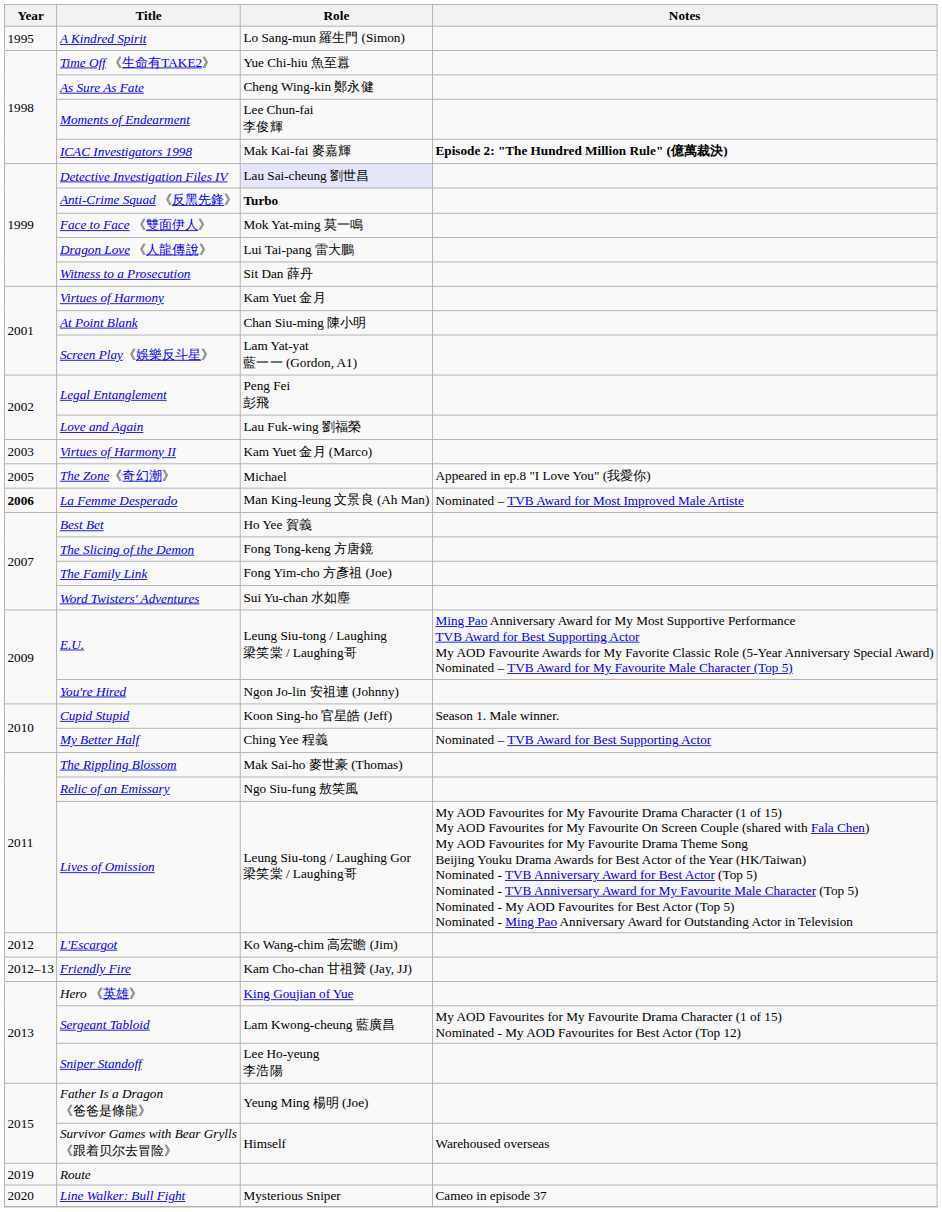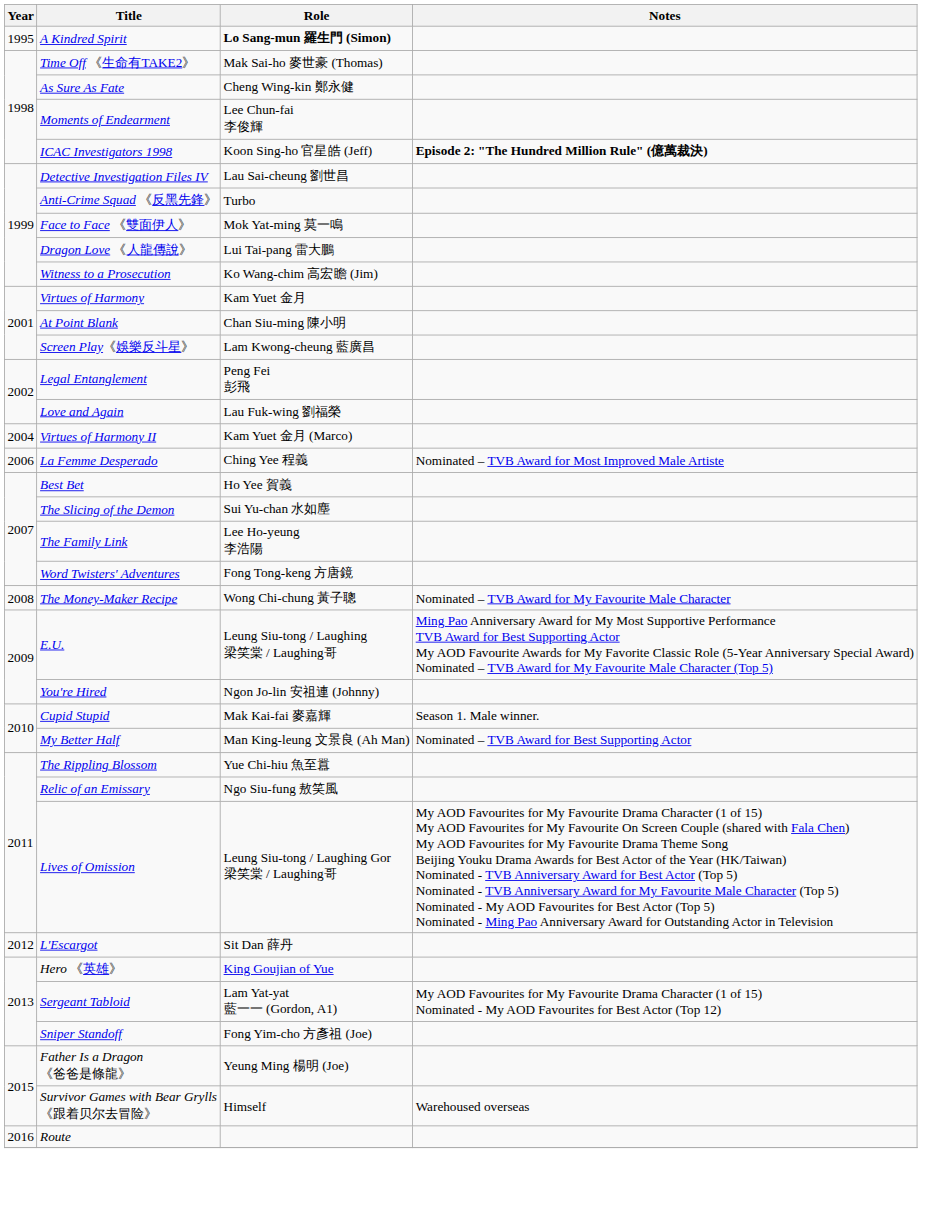(324, 38) normal -> (307, 38) bold
(297, 62) Yue Chi-hiu 魚至囂 -> (303, 62) Mak Sai-ho 麥世豪 (Thomas)
(297, 151) Mak Kai-fai 麥嘉輝 -> (298, 151) Koon Sing-ho 官星皓 (Jeff)
(306, 175) lavender background -> (286, 175) no background
(261, 200) bold -> (240, 200) normal
(278, 273) Sit Dan 薛丹 -> (301, 273) Ko Wang-chim 高宏瞻 (Jim)
(300, 354) Lam Yat-yat 藍一一 (Gordon, A1) -> (299, 346) Lam Kwong-cheung 藍廣昌
(21, 451) 2003 -> (21, 436) 2004
- row: (117, 475)
(21, 500) bold -> (21, 460) normal
(336, 500) Man King-leung 文景良 (Ah Man) -> (266, 460) Ching Yee 程義
(308, 549) Fong Tong-keng 方唐鏡 -> (277, 509) Sui Yu-chan 水如塵
(318, 573) Fong Yim-cho 方彥祖 (Joe) -> (262, 540) Lee Ho-yeung 李浩陽
(297, 597) Sui Yu-chan 水如塵 -> (288, 573) Fong Tong-keng 方唐鏡
+ row: (109, 598)
(318, 715) Koon Sing-ho 官星皓 (Jeff) -> (277, 715) Mak Kai-fai 麥嘉輝
(286, 739) Ching Yee 程義 -> (317, 739) Man King-leung 文景良 (Ah Man)
(323, 764) Mak Sai-ho 麥世豪 (Thomas) -> (277, 764) Yue Chi-hiu 魚至囂
(321, 944) Ko Wang-chim 高宏瞻 (Jim) -> (258, 944) Sit Dan 薛丹
- row: (95, 969)
(319, 1024) Lam Kwong-cheung 藍廣昌 -> (280, 1000) Lam Yat-yat 藍一一 (Gordon, A1)
(281, 1062) Lee Ho-yeung 李浩陽 -> (298, 1033) Fong Yim-cho 方彥祖 (Joe)
(21, 1174) 2019 -> (21, 1137) 2016
- row: (123, 1196)
